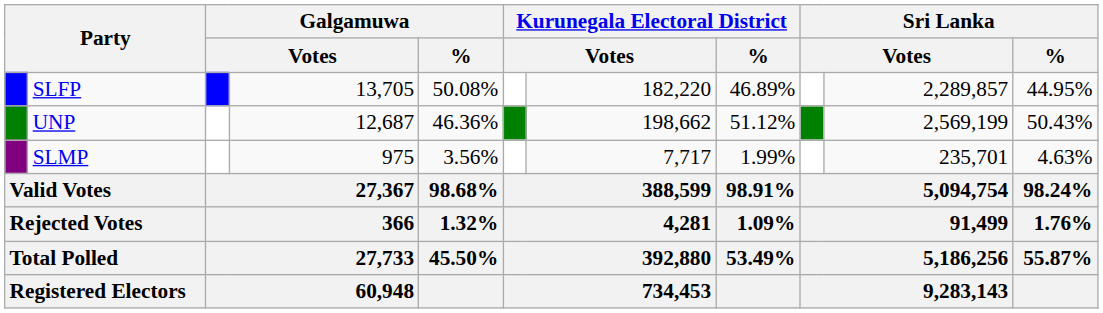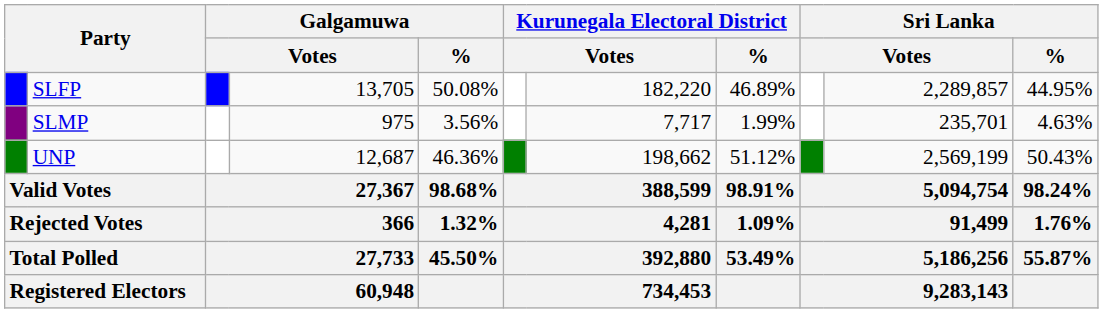rows swapped: (54, 122) <-> (60, 156)
